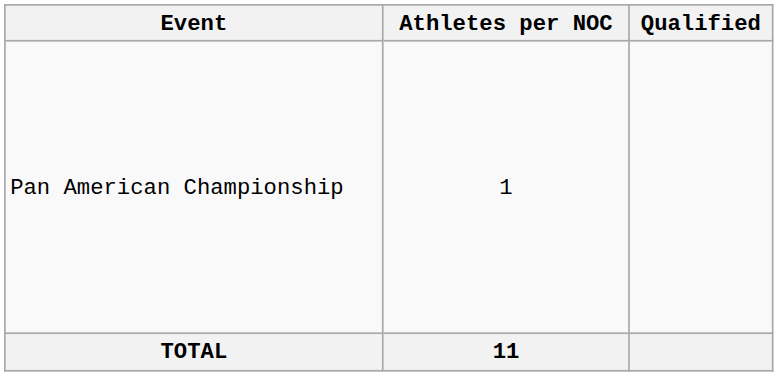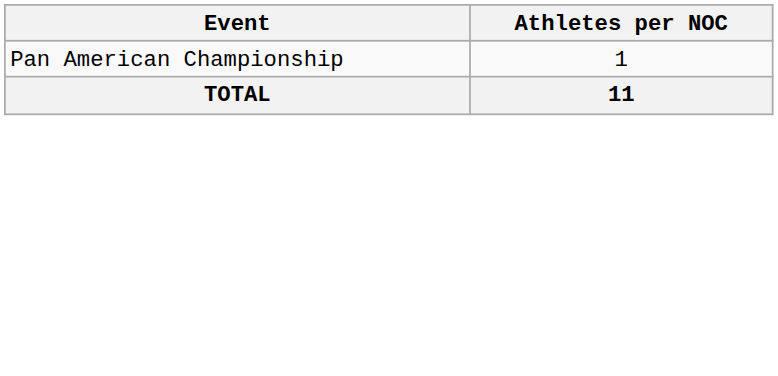- column: (701, 23)
